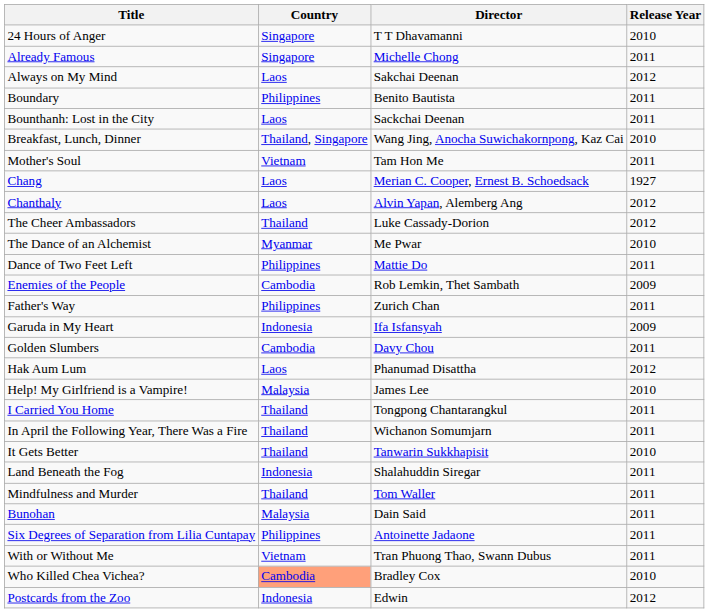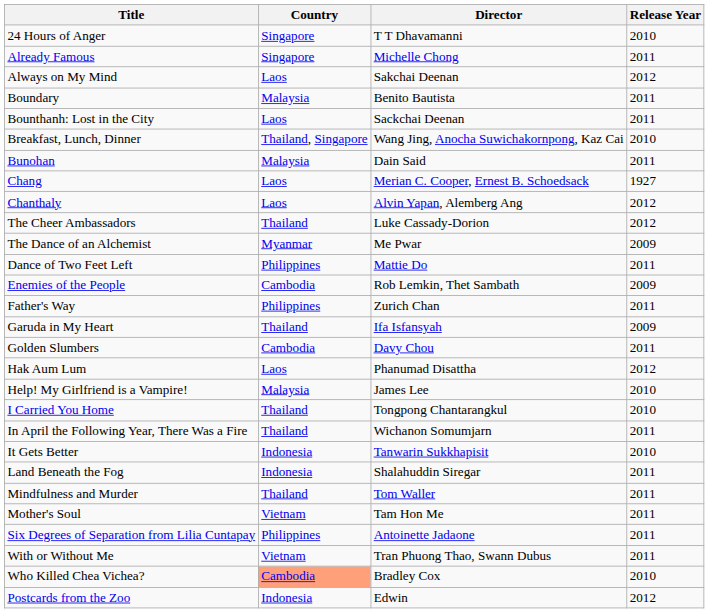(291, 98) Philippines -> (285, 98) Malaysia
rows swapped: (31, 514) <-> (44, 160)
(643, 243) 2010 -> (643, 243) 2009
(287, 327) Indonesia -> (285, 327) Thailand
(643, 410) 2011 -> (643, 410) 2010
(285, 451) Thailand -> (287, 451) Indonesia
